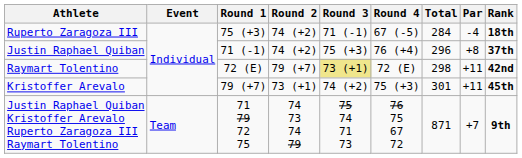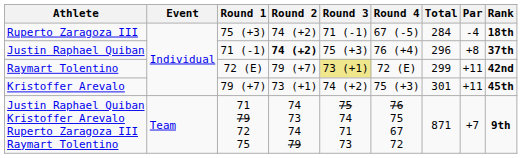(294, 50) normal -> (294, 50) bold
(441, 68) 298 -> (441, 68) 299
